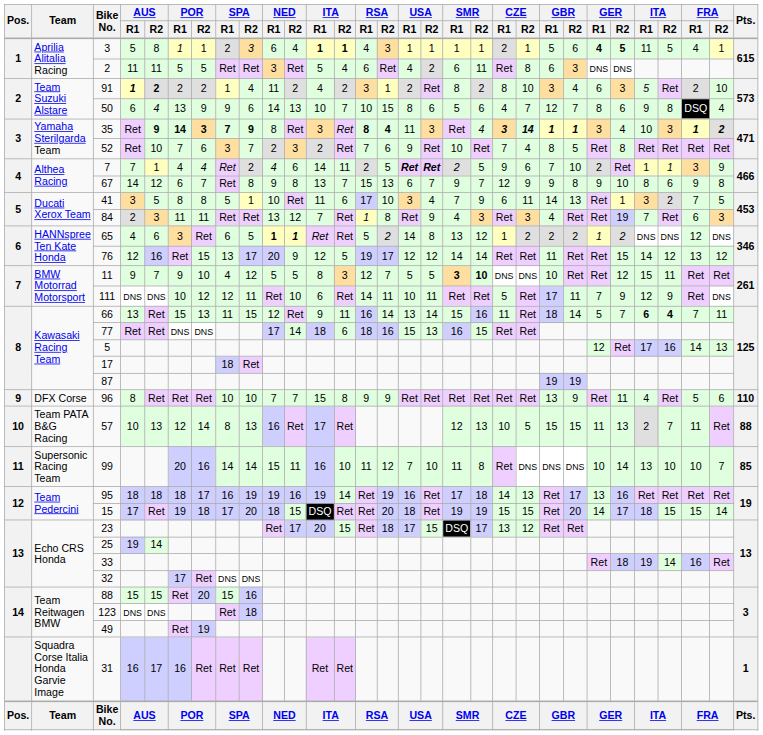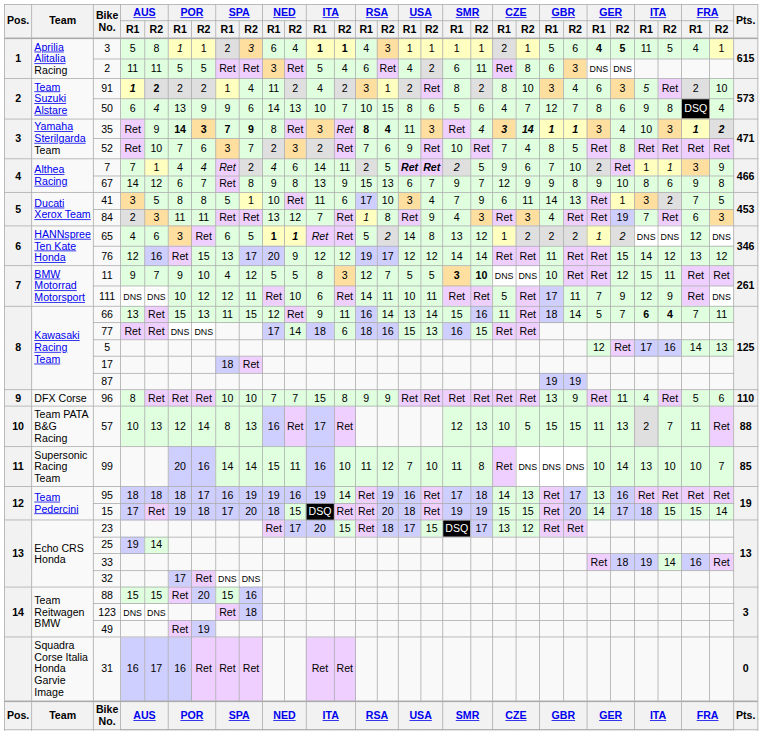(156, 128) bold -> (156, 128) normal
(345, 184) 7 -> (345, 184) 9
(345, 256) 5 -> (345, 256) 12
(746, 669) 1 -> (746, 669) 0
